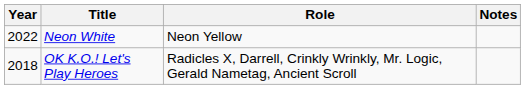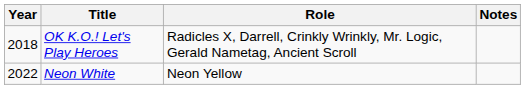rows swapped: (87, 66) <-> (80, 36)
